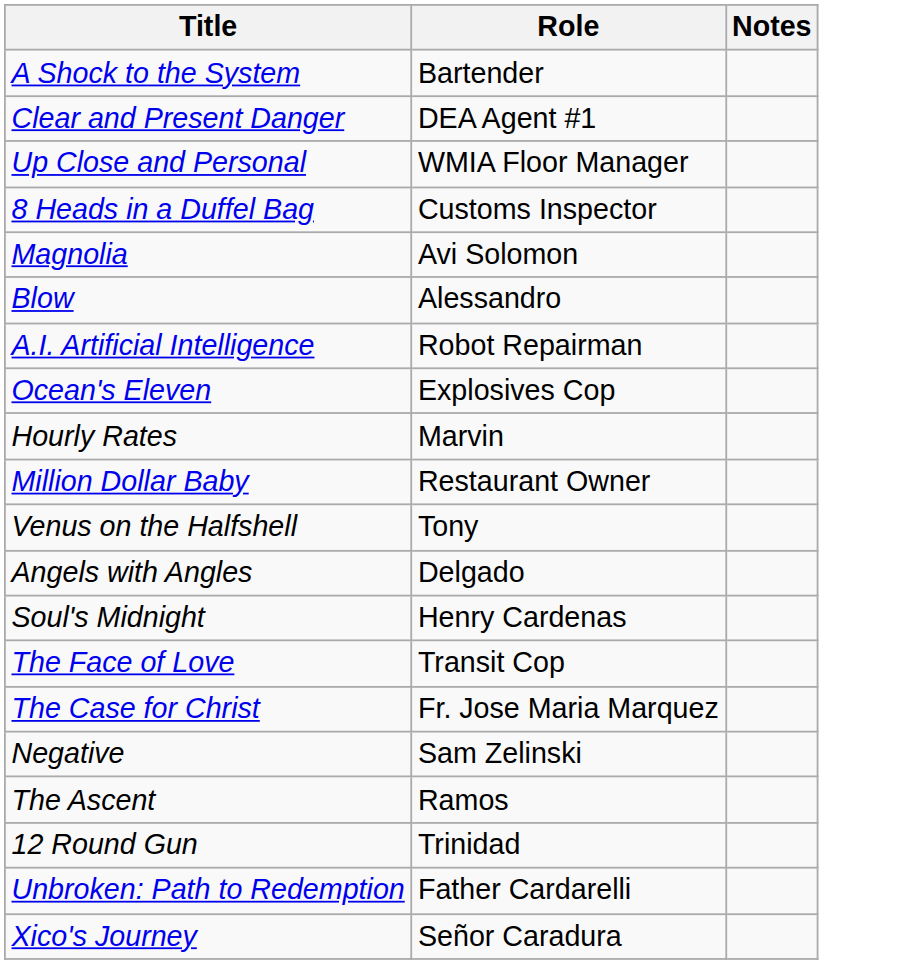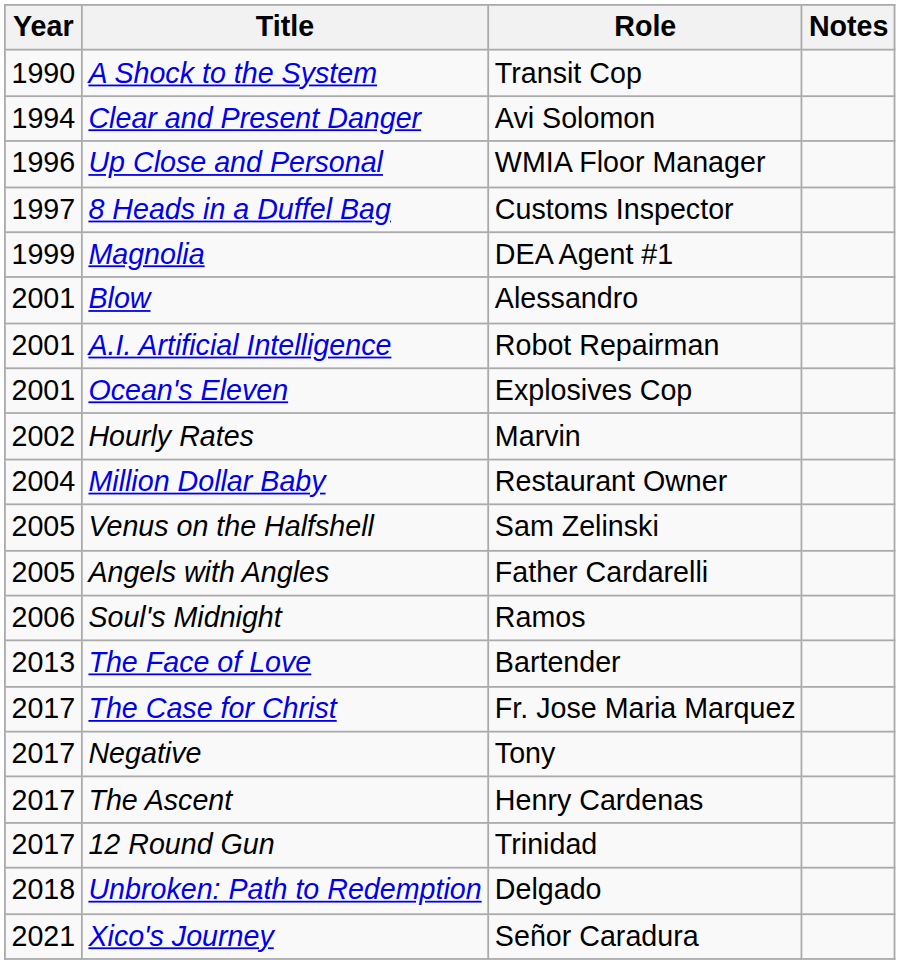+ column: (43, 27)
(481, 72) Bartender -> (568, 72) Transit Cop
(507, 118) DEA Agent #1 -> (575, 118) Avi Solomon
(498, 254) Avi Solomon -> (584, 254) DEA Agent #1
(448, 526) Tony -> (577, 526) Sam Zelinski
(471, 572) Delgado -> (601, 572) Father Cardarelli
(522, 617) Henry Cardenas -> (540, 617) Ramos
(491, 663) Transit Cop -> (558, 663) Bartender
(500, 753) Sam Zelinski -> (525, 753) Tony
(463, 799) Ramos -> (599, 799) Henry Cardenas
(525, 890) Father Cardarelli -> (548, 890) Delgado
